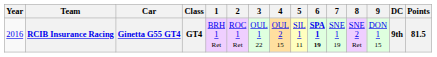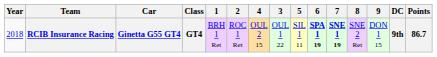columns swapped: (259, 11) <-> (280, 11)
(15, 34) 2016 -> (15, 34) 2018
(337, 34) normal -> (337, 34) bold
(418, 34) 81.5 -> (419, 34) 86.7
